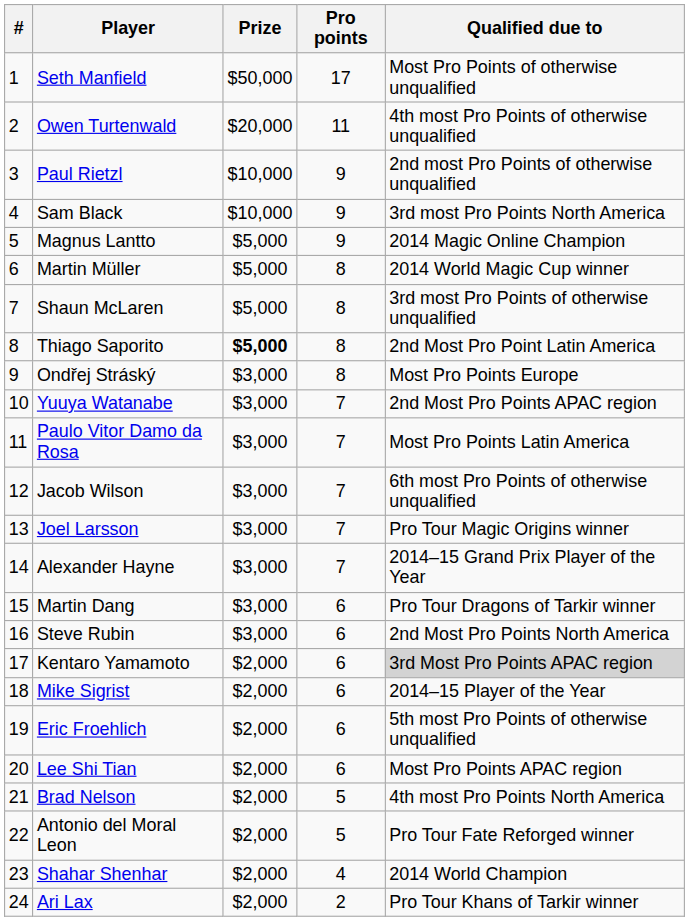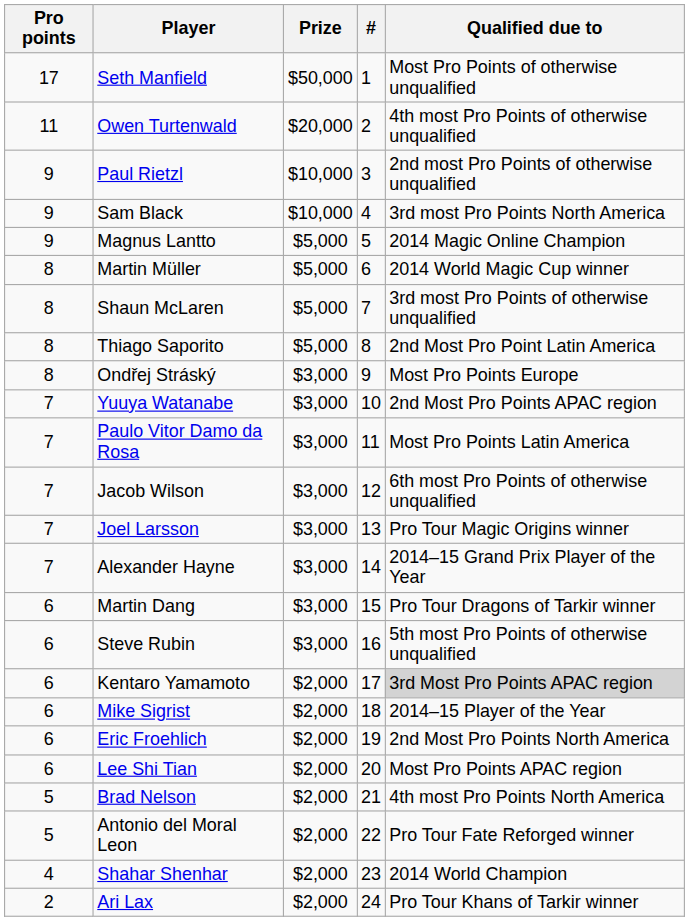columns swapped: (19, 28) <-> (341, 28)
(260, 346) bold -> (320, 346) normal
(529, 634) 2nd Most Pro Points North America -> (518, 644) 5th most Pro Points of otherwise unqualified
(518, 730) 5th most Pro Points of otherwise unqualified -> (529, 740) 2nd Most Pro Points North America
